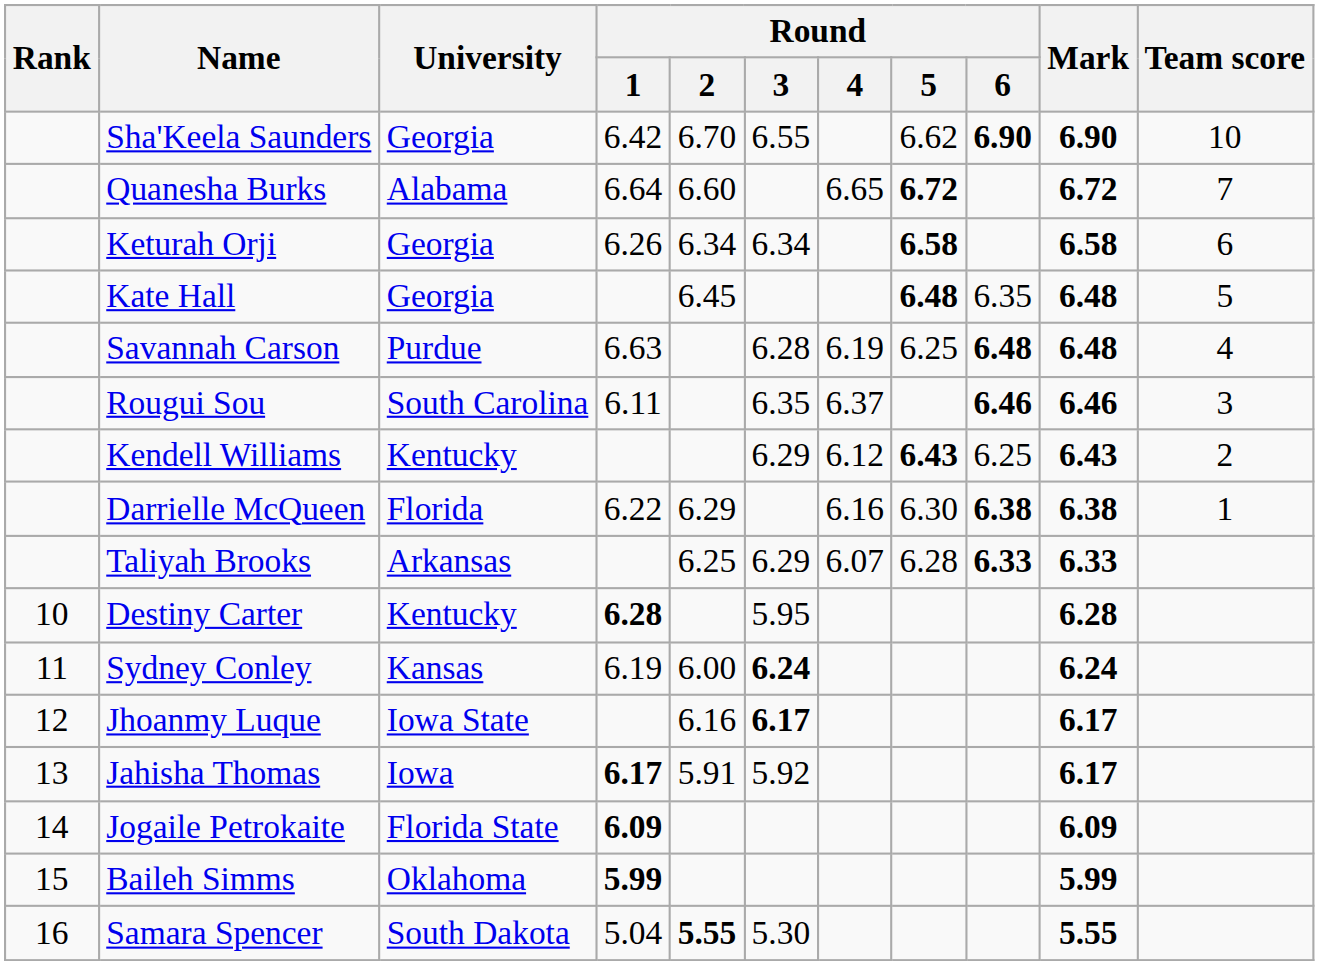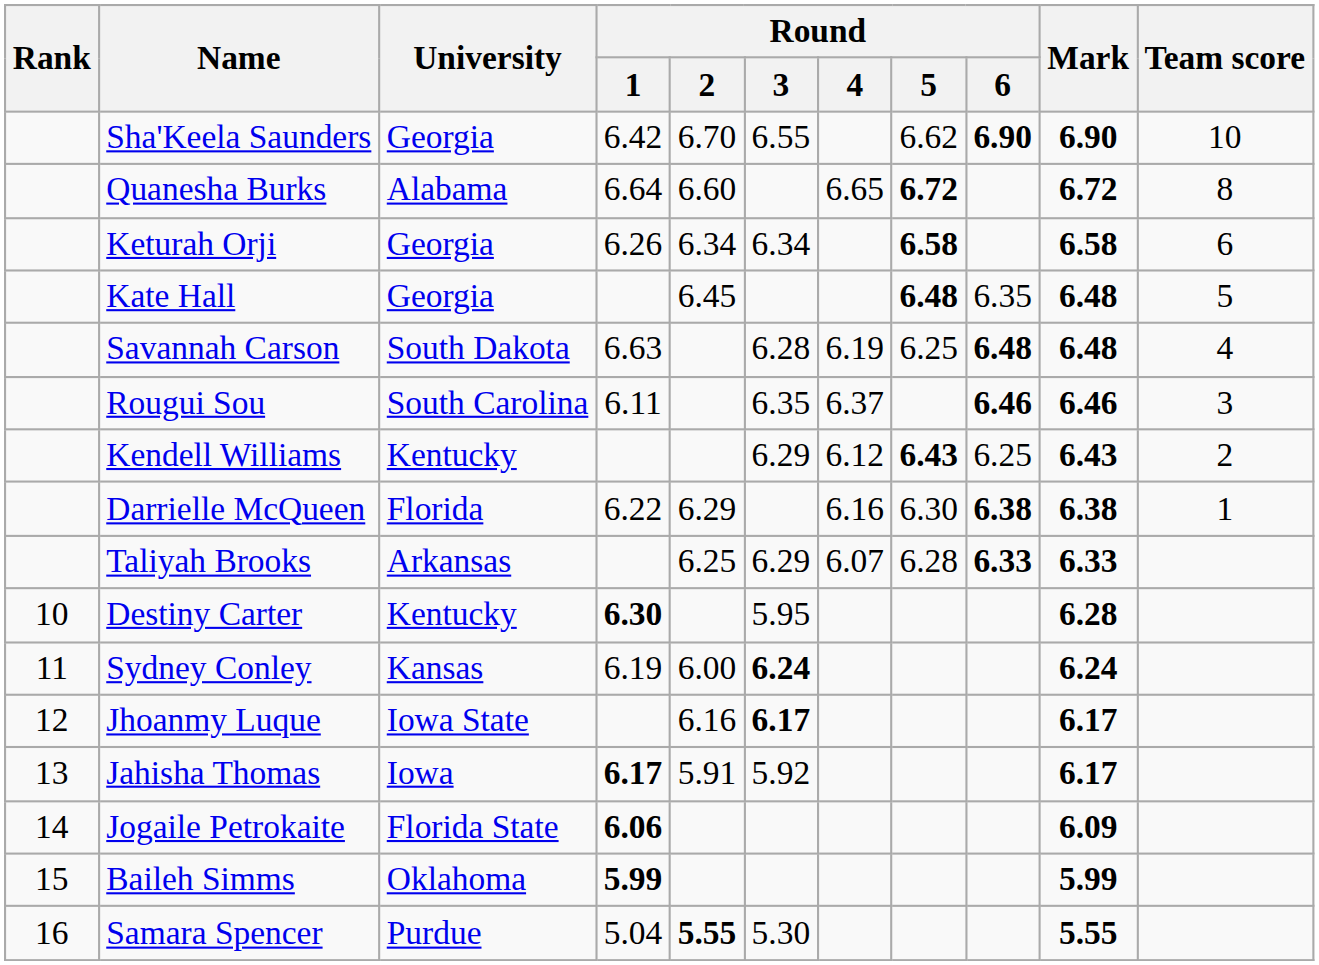(1225, 190) 7 -> (1225, 190) 8
(434, 349) Purdue -> (478, 349) South Dakota
(633, 614) 6.28 -> (633, 614) 6.30
(633, 826) 6.09 -> (633, 826) 6.06
(478, 932) South Dakota -> (434, 932) Purdue
